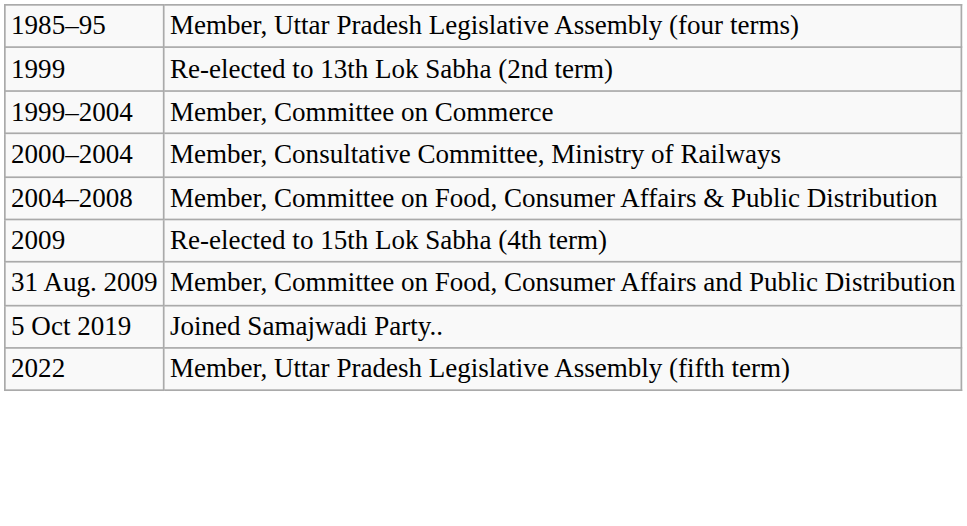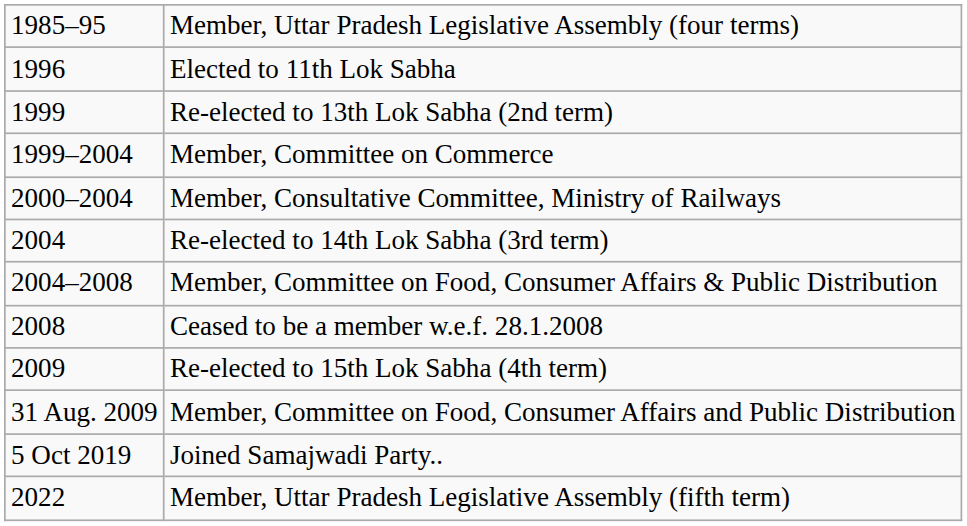+ row: (313, 68)
+ row: (389, 240)
+ row: (387, 326)
